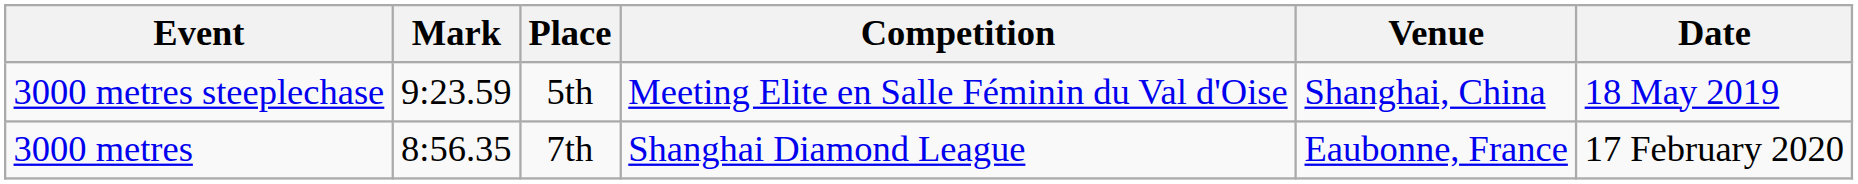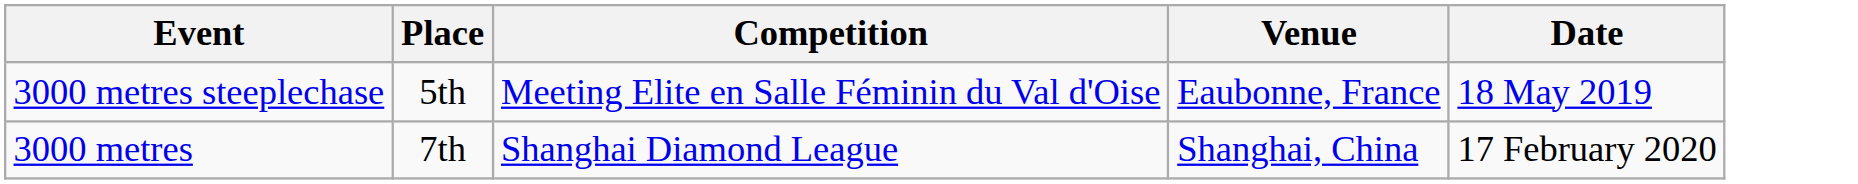- column: (456, 33)
(1425, 91) Shanghai, China -> (1309, 91) Eaubonne, France
(1436, 149) Eaubonne, France -> (1298, 149) Shanghai, China
